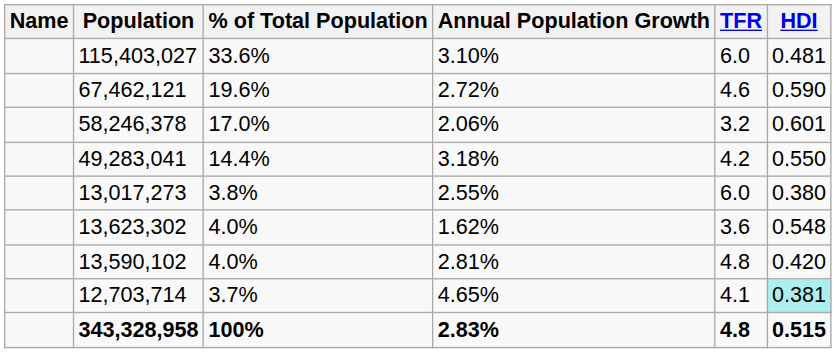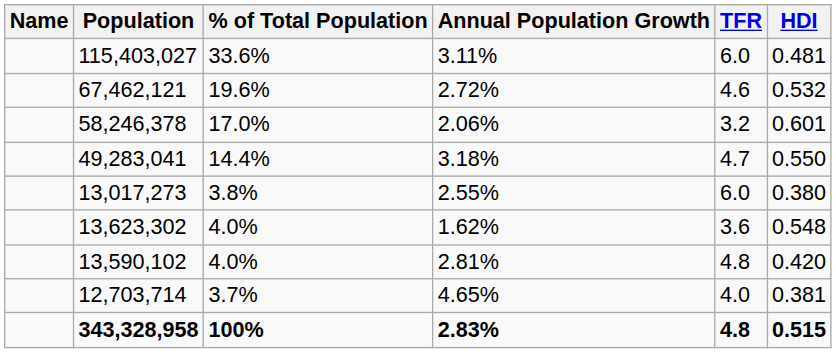(468, 55) 3.10% -> (467, 55) 3.11%
(799, 90) 0.590 -> (799, 90) 0.532
(735, 158) 4.2 -> (735, 158) 4.7
(735, 295) 4.1 -> (735, 295) 4.0
(799, 295) paleturquoise background -> (799, 295) no background
